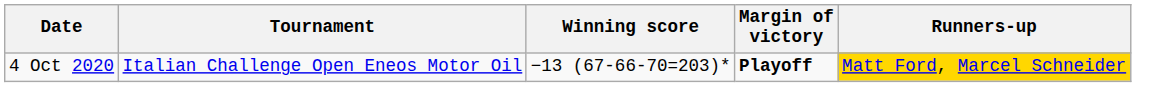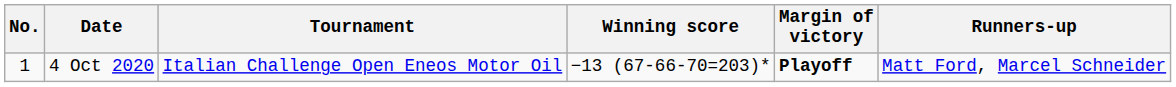+ column: (25, 29)
(984, 67) gold background -> (1024, 67) no background
